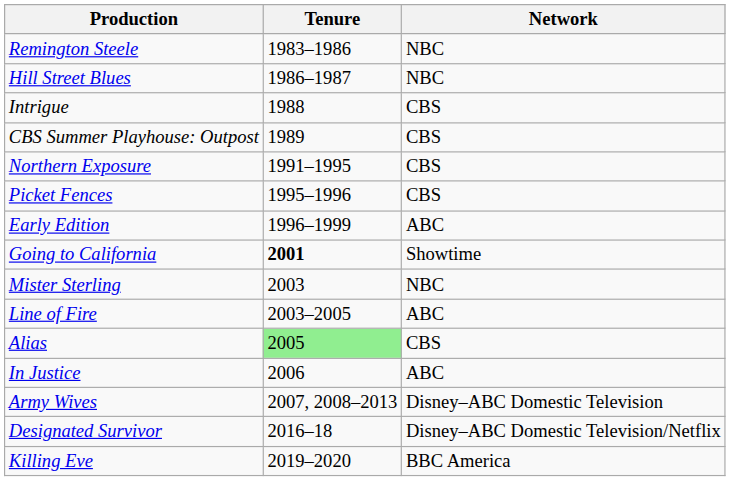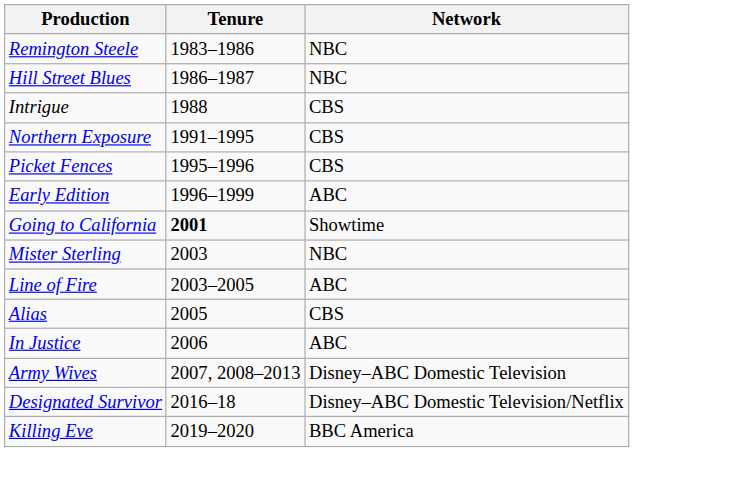- row: (134, 136)
(286, 343) lightgreen background -> (189, 313) no background
